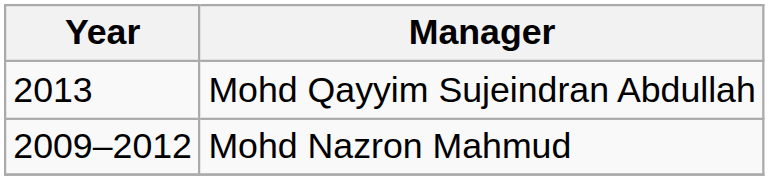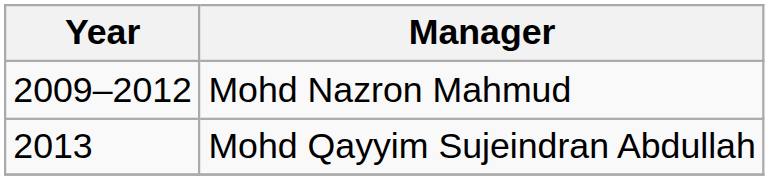rows swapped: (390, 145) <-> (482, 89)
